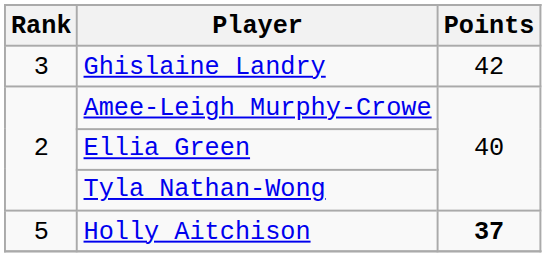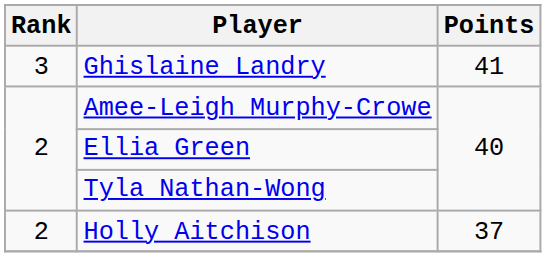(489, 67) 42 -> (489, 67) 41
(41, 231) 5 -> (41, 231) 2
(489, 231) bold -> (489, 231) normal
